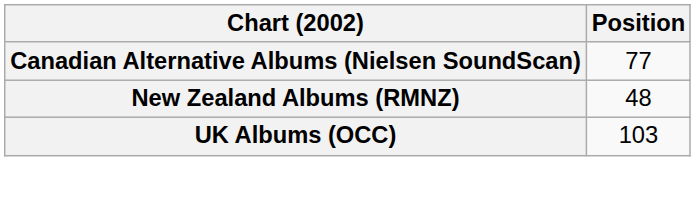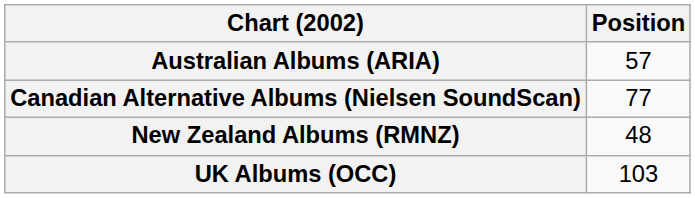+ row: (296, 60)
